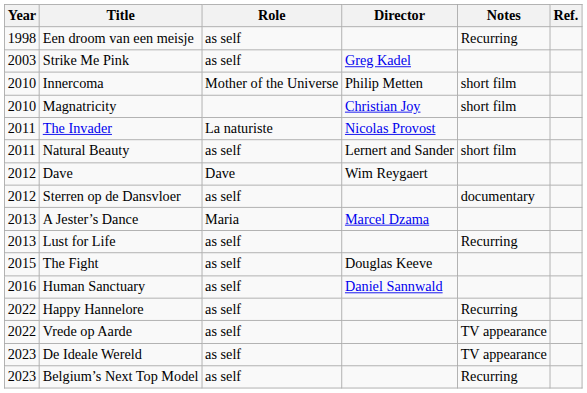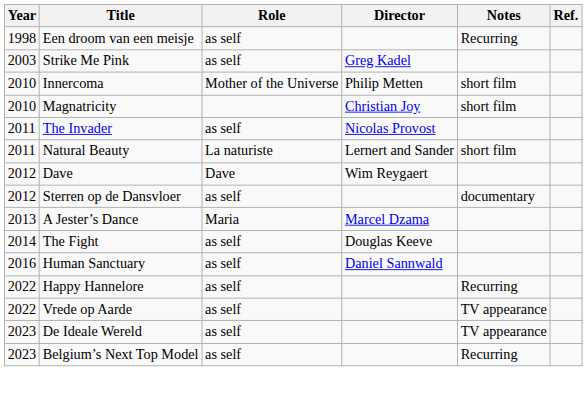(239, 128) La naturiste -> (223, 128) as self
(223, 151) as self -> (239, 151) La naturiste
- row: (79, 241)
(22, 264) 2015 -> (22, 241) 2014
